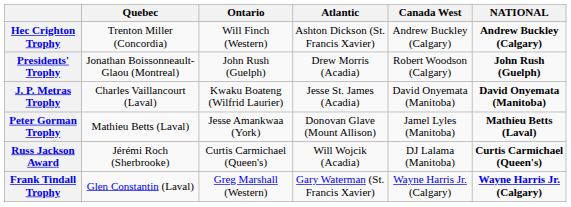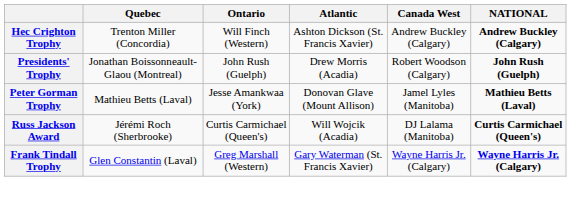- row: (43, 96)
